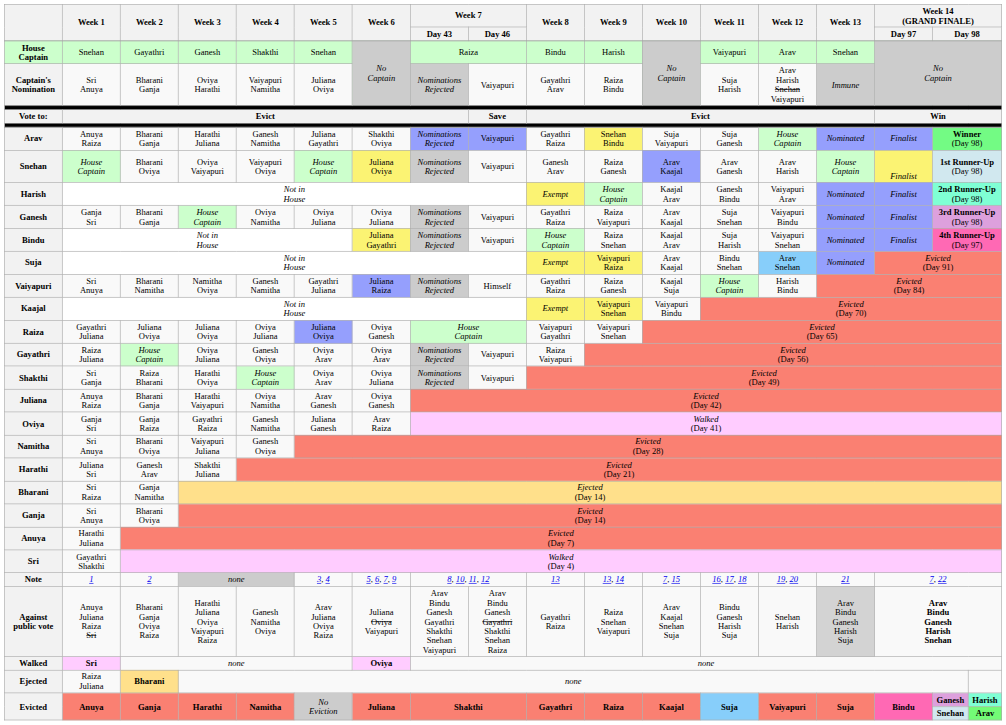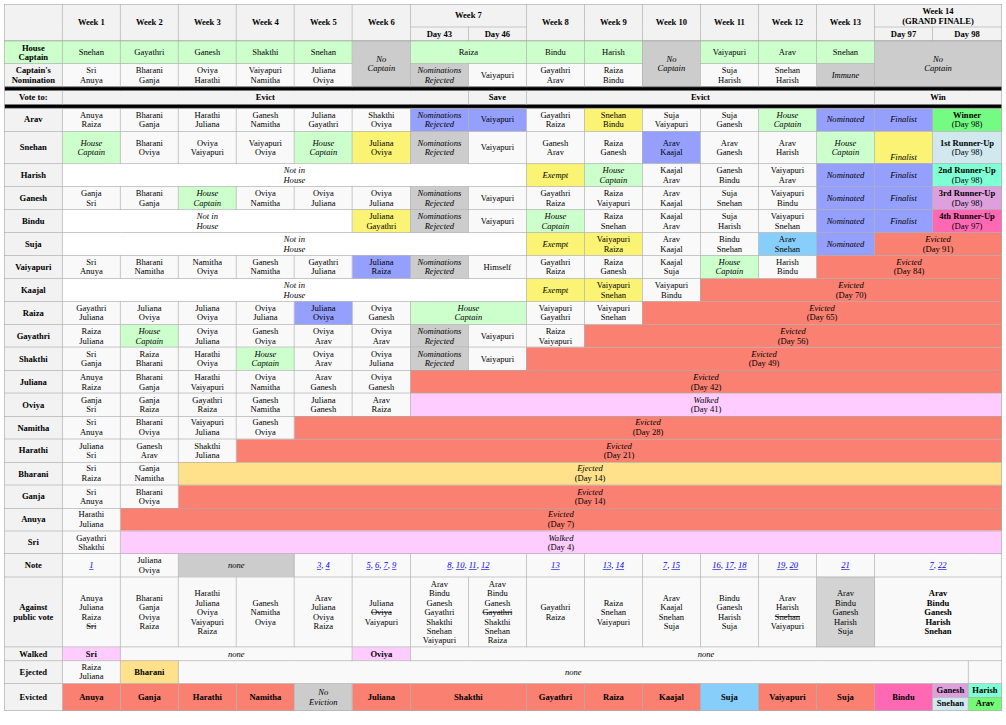(787, 84) Arav Harish Snehan Vaiyapuri -> (787, 75) Snehan Harish
(149, 579) 2 -> (149, 565) Juliana Oviya
(787, 621) Snehan Harish -> (787, 612) Arav Harish Snehan Vaiyapuri
